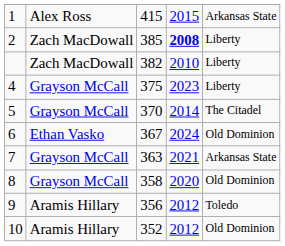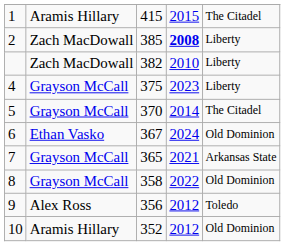(60, 16) Alex Ross -> (74, 16) Aramis Hillary
(241, 16) Arkansas State -> (233, 16) The Citadel
(151, 157) 363 -> (151, 157) 365
(184, 181) 2020 -> (184, 181) 2022
(74, 205) Aramis Hillary -> (60, 205) Alex Ross
